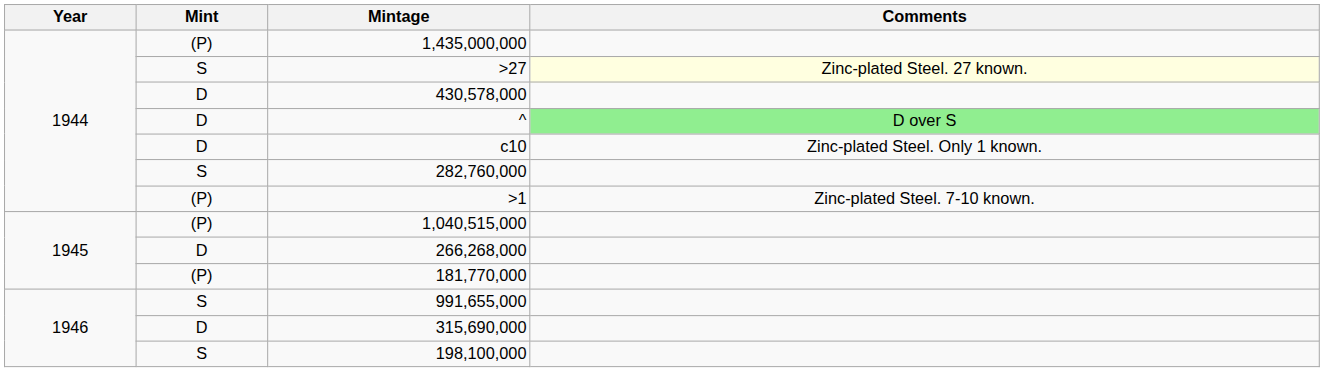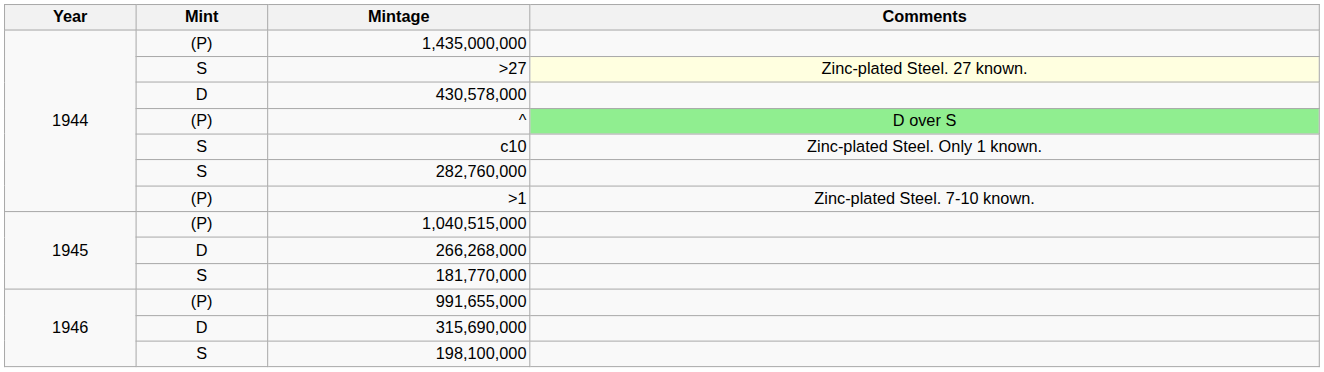(202, 120) D -> (202, 120) (P)
(202, 146) D -> (202, 146) S
(202, 276) (P) -> (202, 276) S
(202, 302) S -> (202, 302) (P)
